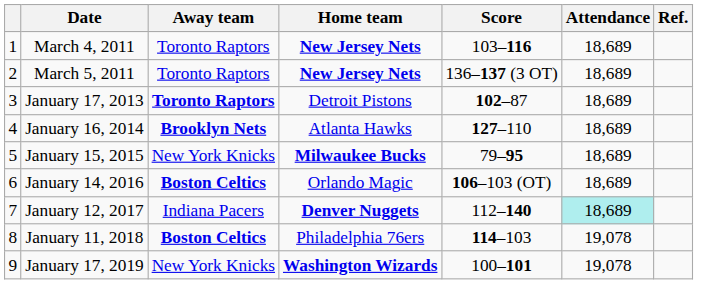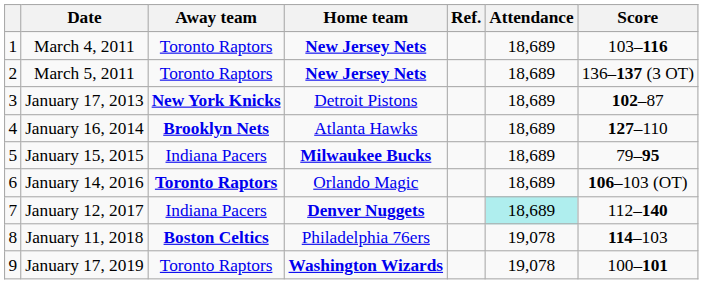columns swapped: (502, 18) <-> (673, 18)
(213, 100) Toronto Raptors -> (216, 100) New York Knicks
(213, 155) New York Knicks -> (216, 155) Indiana Pacers
(213, 182) Boston Celtics -> (216, 182) Toronto Raptors
(213, 264) New York Knicks -> (216, 264) Toronto Raptors
